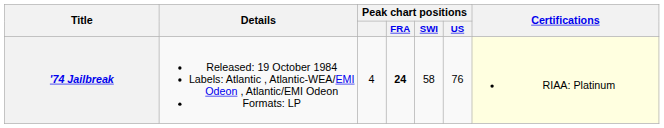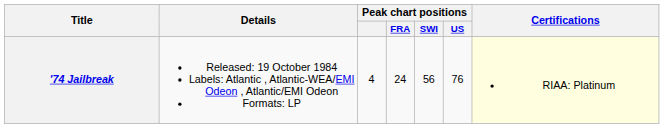(400, 80) bold -> (400, 80) normal
(429, 80) 58 -> (429, 80) 56
